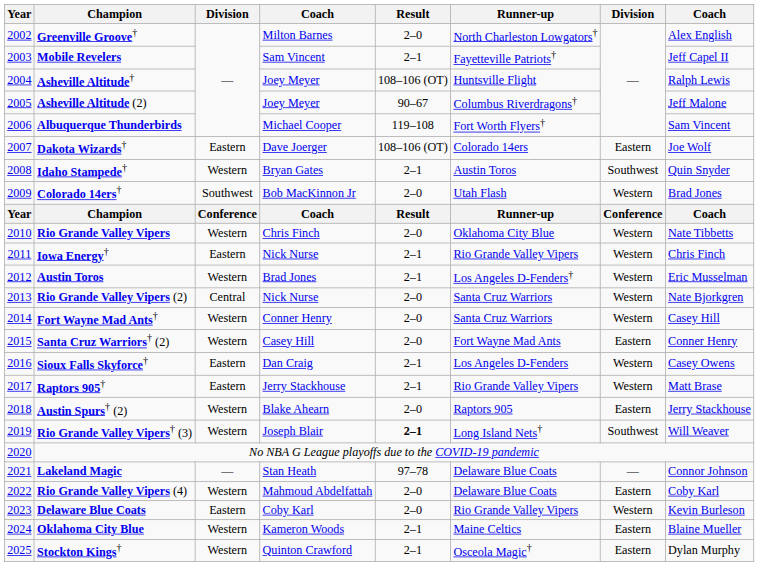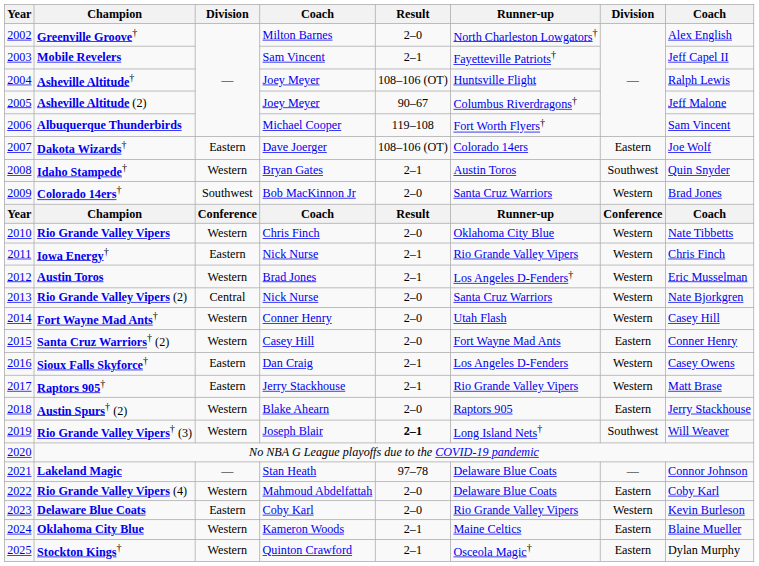(480, 193) Utah Flash -> (503, 193) Santa Cruz Warriors
(503, 318) Santa Cruz Warriors -> (480, 318) Utah Flash
